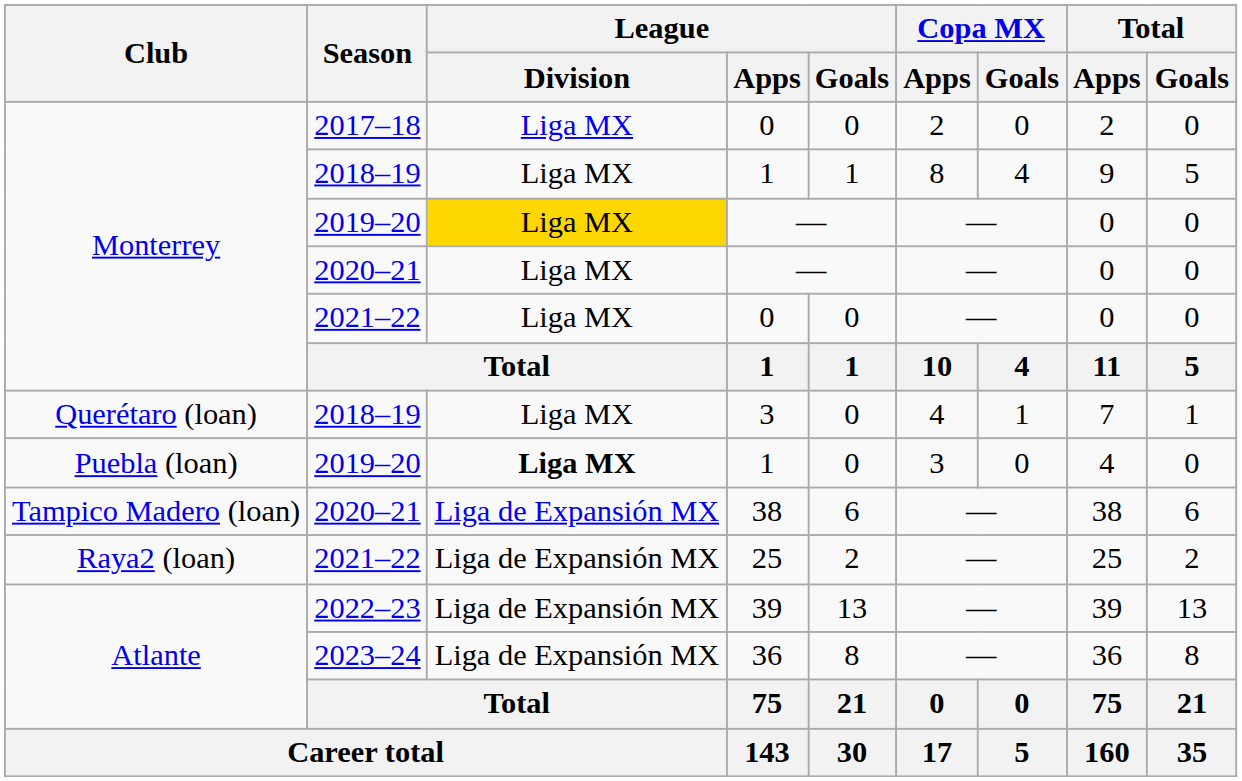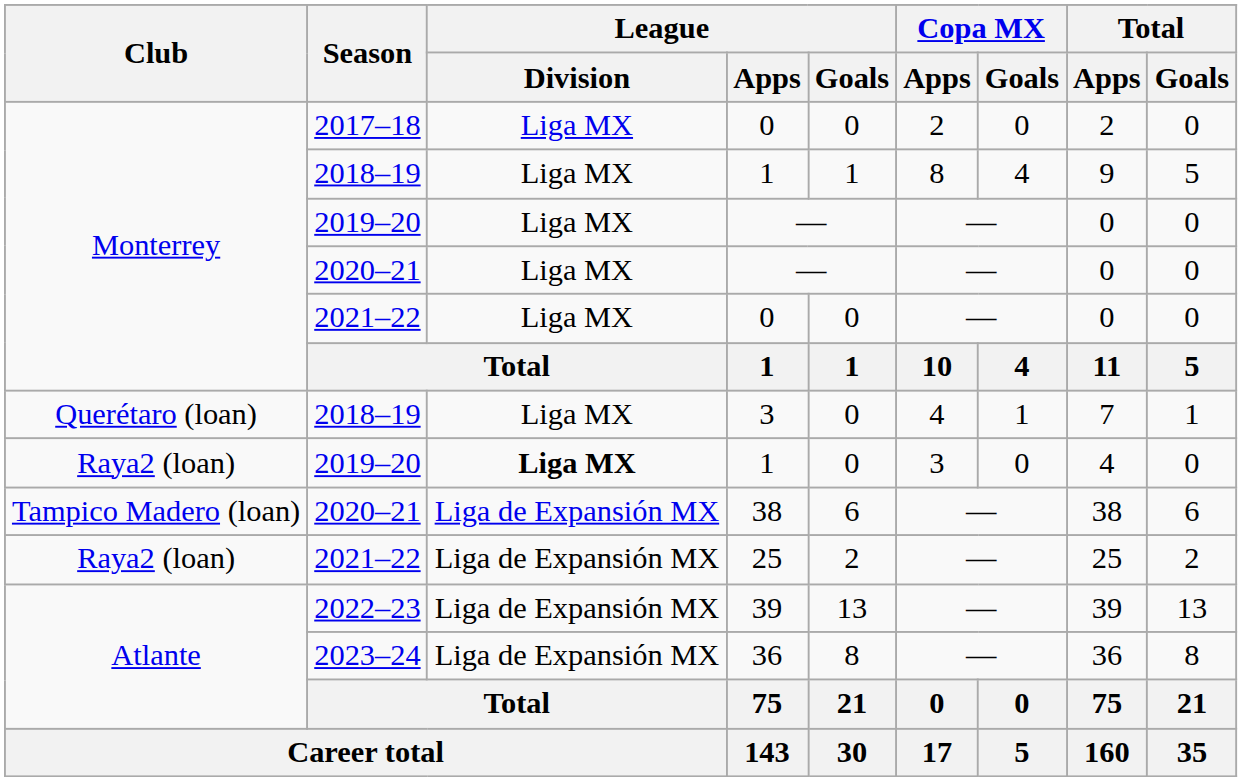(577, 221) gold background -> (577, 221) no background
(156, 462) Puebla (loan) -> (156, 462) Raya2 (loan)
